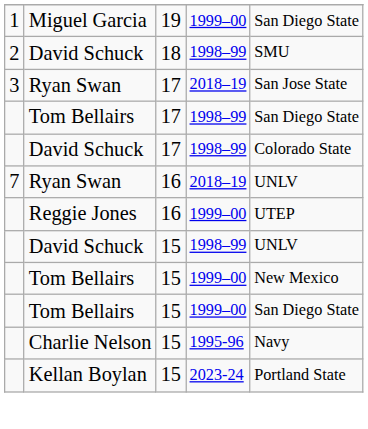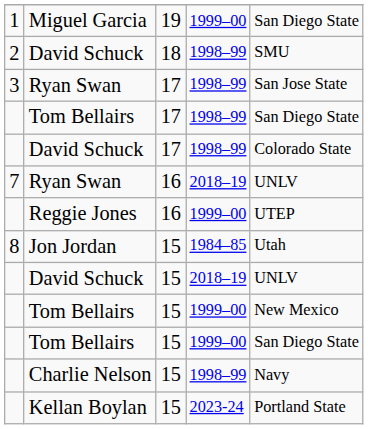(218, 85) 2018–19 -> (218, 85) 1998–99
+ row: (73, 246)
(218, 246) 1998–99 -> (218, 278) 2018–19
(217, 342) 1995-96 -> (218, 375) 1998–99
